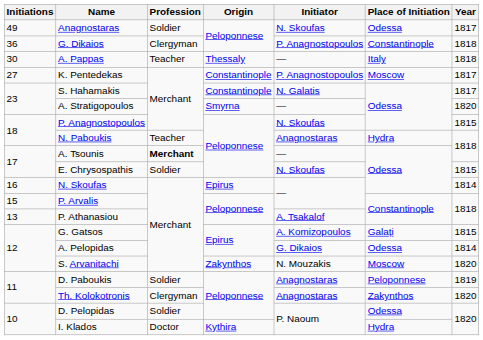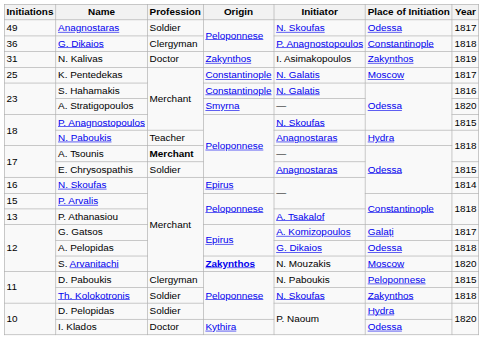+ row: (80, 59)
- row: (81, 59)
(12, 75) 27 -> (12, 75) 25
(320, 75) P. Anagnostopoulos -> (298, 75) N. Galatis
(465, 91) 1817 -> (465, 91) 1816
(300, 169) N. Skoufas -> (307, 169) Anagnostaras
(465, 232) 1815 -> (465, 232) 1817
(465, 248) 1814 -> (465, 248) 1818
(228, 264) normal -> (230, 264) bold
(165, 279) Soldier -> (174, 279) Clergyman
(307, 279) Anagnostaras -> (303, 279) Ν. Paboukis
(465, 279) 1819 -> (465, 279) 1815
(174, 295) Clergyman -> (165, 295) Soldier
(307, 295) Anagnostaras -> (300, 295) N. Skoufas
(465, 295) 1820 -> (465, 295) 1818
(385, 311) Odessa -> (381, 311) Hydra
(381, 327) Hydra -> (385, 327) Odessa
